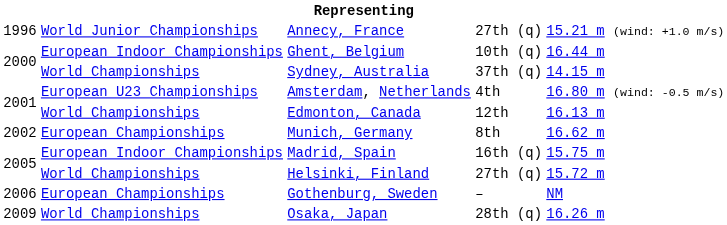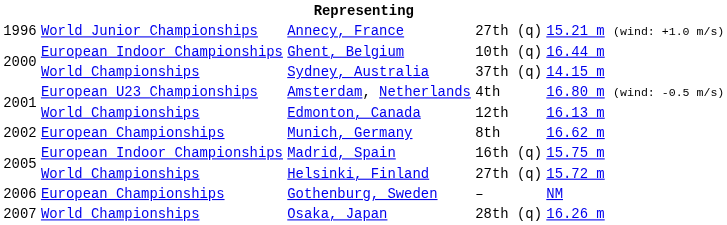(20, 215) 2009 -> (20, 215) 2007
